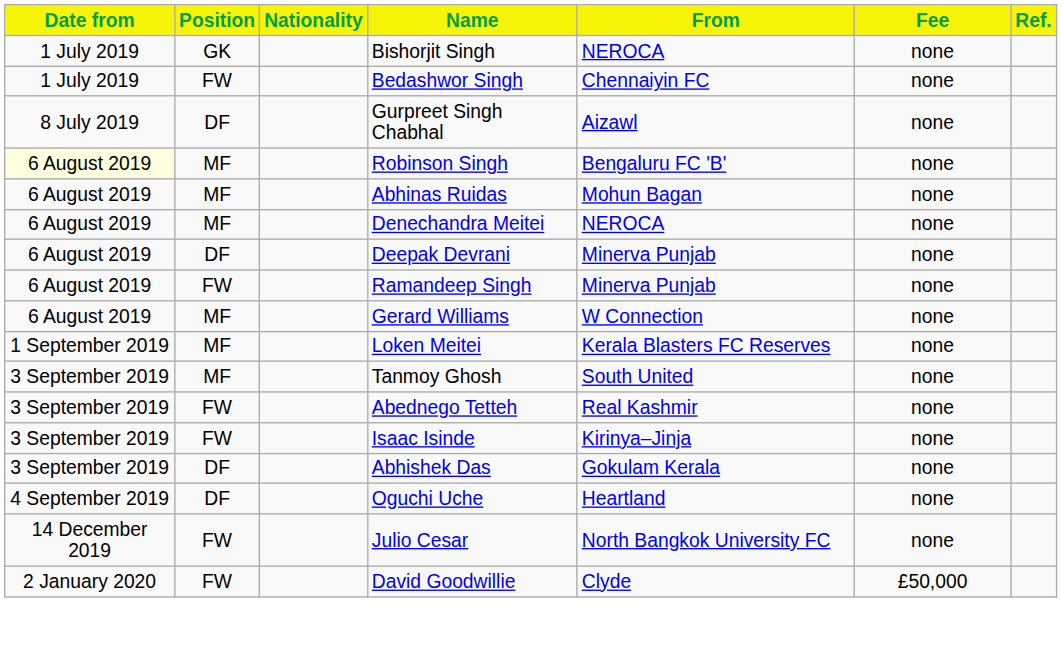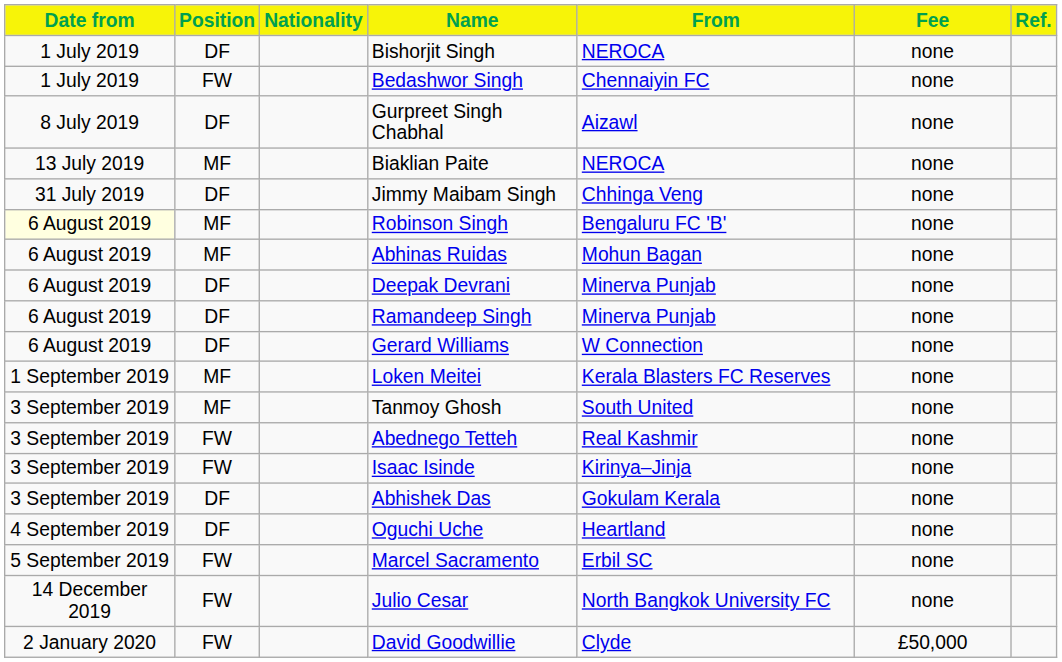(217, 51) GK -> (217, 51) DF
+ row: (430, 164)
+ row: (464, 194)
- row: (458, 225)
(217, 286) FW -> (217, 316) DF
(217, 316) MF -> (217, 347) DF
+ row: (455, 560)
